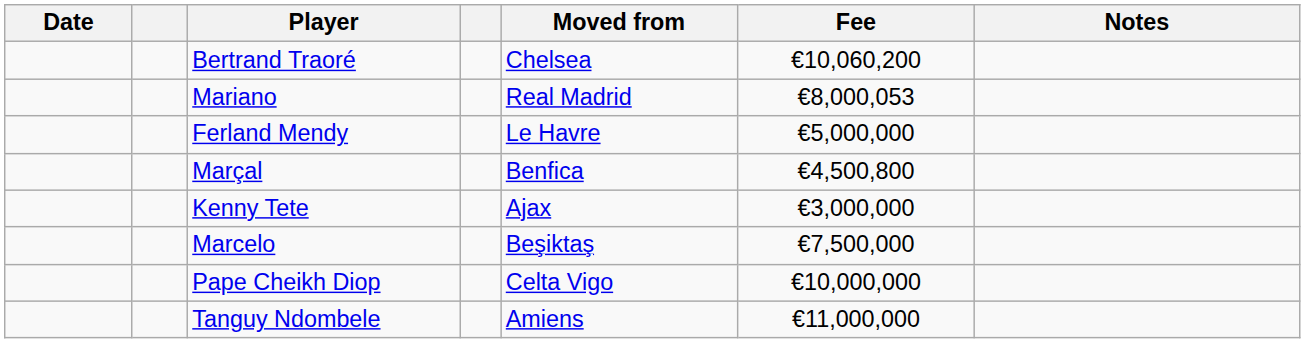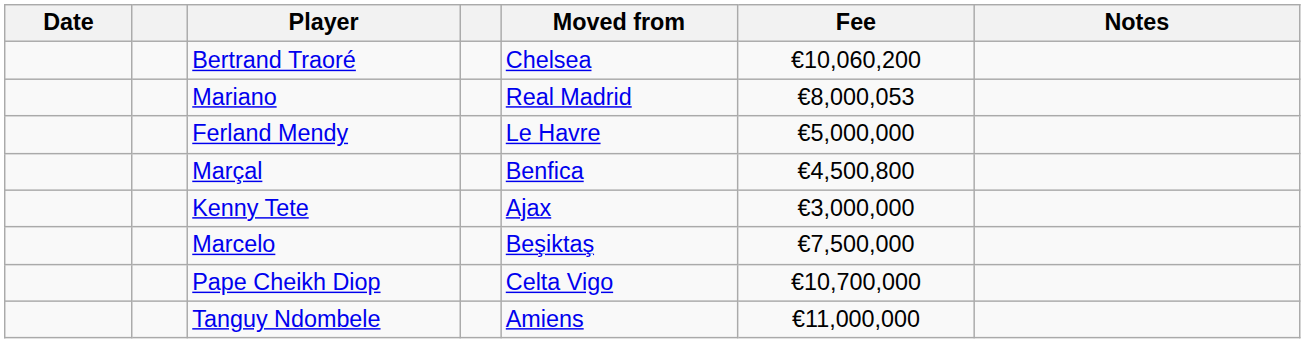(856, 282) €10,000,000 -> (856, 282) €10,700,000
